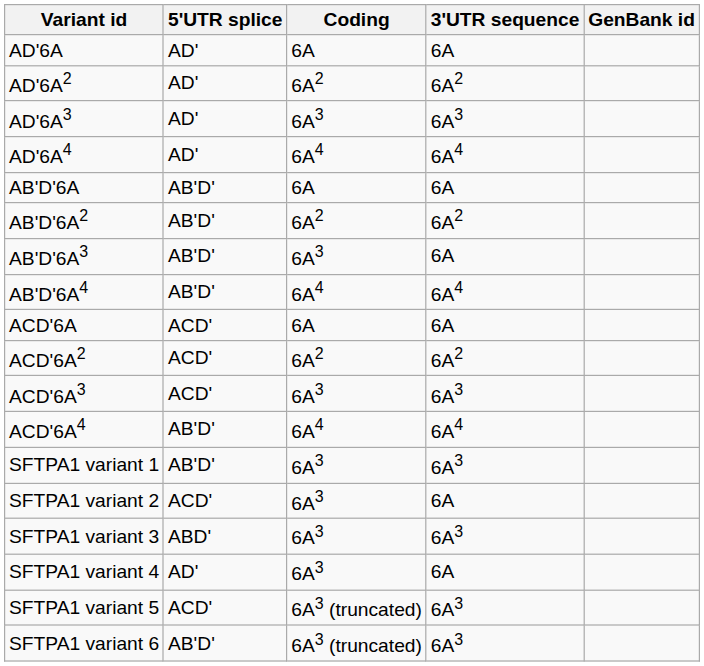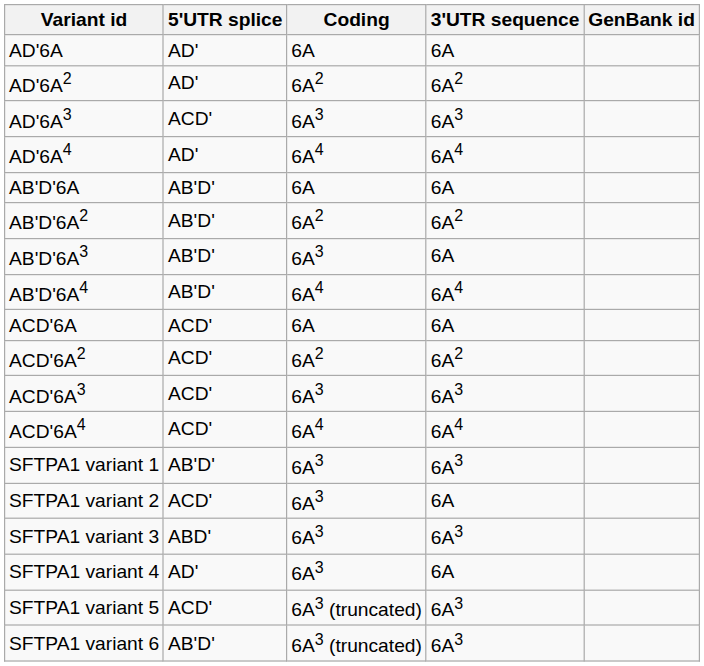(183, 118) AD' -> (190, 118) ACD'
(191, 429) AB'D' -> (190, 429) ACD'
